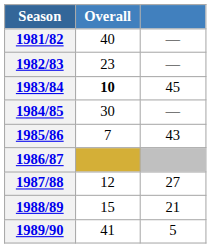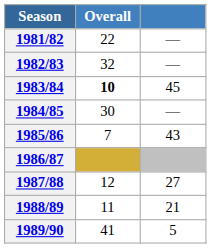(108, 40) 40 -> (108, 40) 22
(108, 63) 23 -> (108, 63) 32
(108, 206) 15 -> (108, 206) 11
